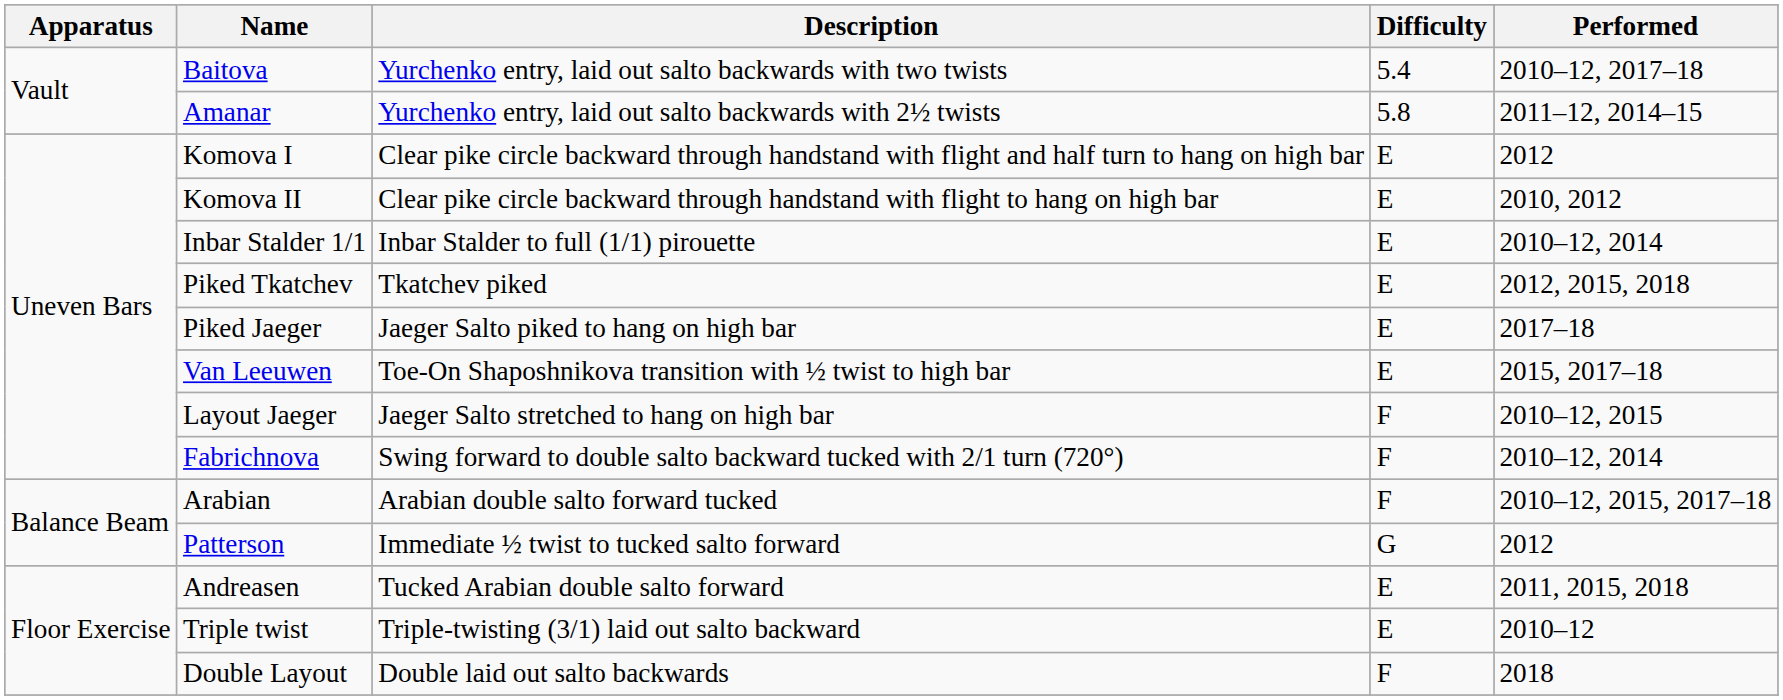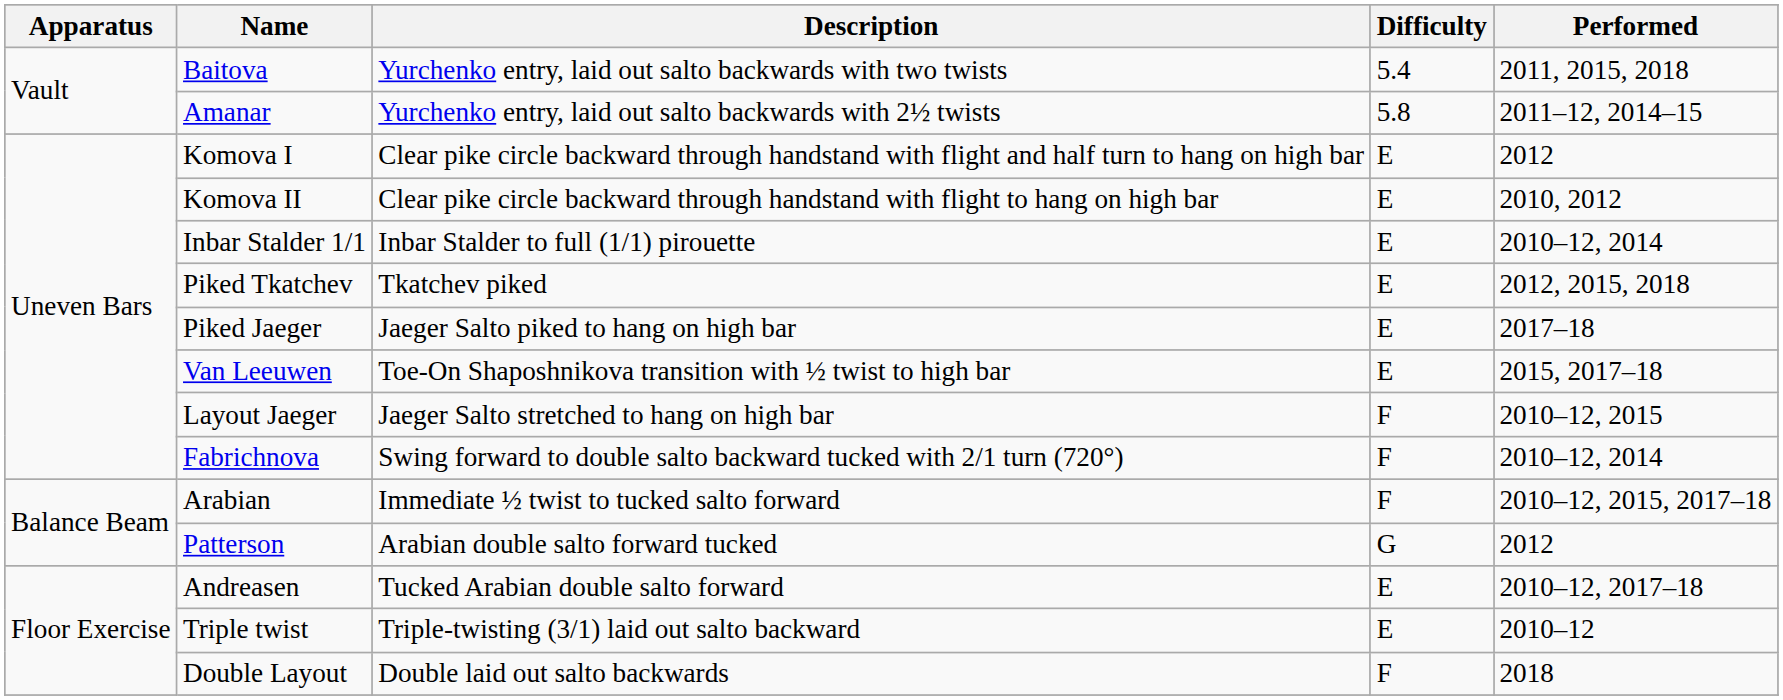(1601, 69) 2010–12, 2017–18 -> (1594, 69) 2011, 2015, 2018
(578, 500) Arabian double salto forward tucked -> (609, 500) Immediate ½ twist to tucked salto forward
(609, 543) Immediate ½ twist to tucked salto forward -> (578, 543) Arabian double salto forward tucked
(1594, 586) 2011, 2015, 2018 -> (1601, 586) 2010–12, 2017–18
